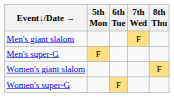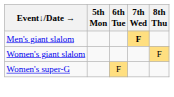(138, 38) normal -> (138, 38) bold
- row: (33, 54)
